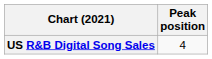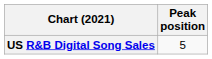(183, 44) 4 -> (183, 44) 5
